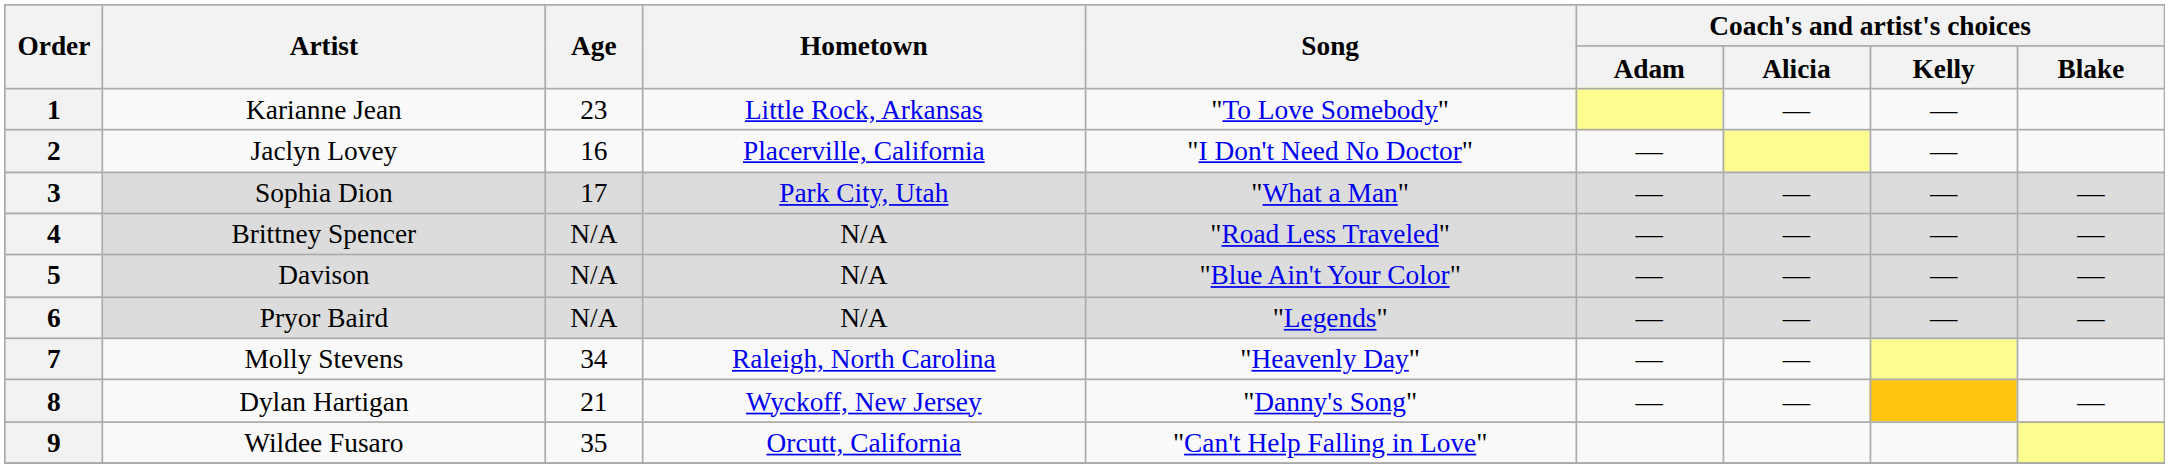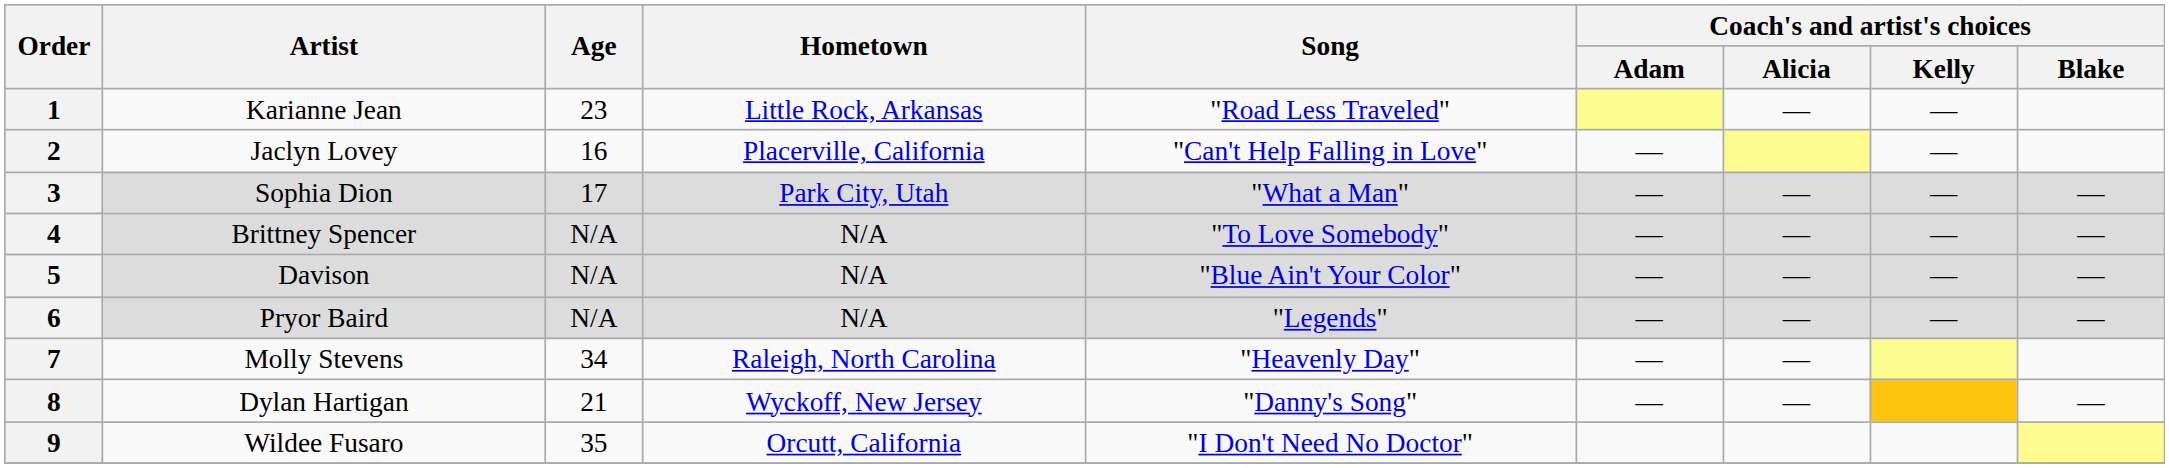(1330, 109) "To Love Somebody" -> (1330, 109) "Road Less Traveled"
(1330, 151) "I Don't Need No Doctor" -> (1330, 151) "Can't Help Falling in Love"
(1330, 234) "Road Less Traveled" -> (1330, 234) "To Love Somebody"
(1330, 443) "Can't Help Falling in Love" -> (1330, 443) "I Don't Need No Doctor"
